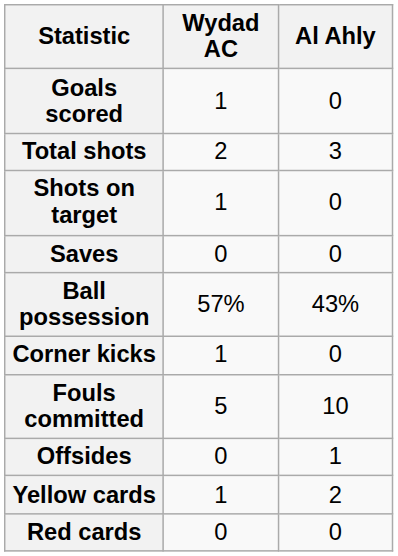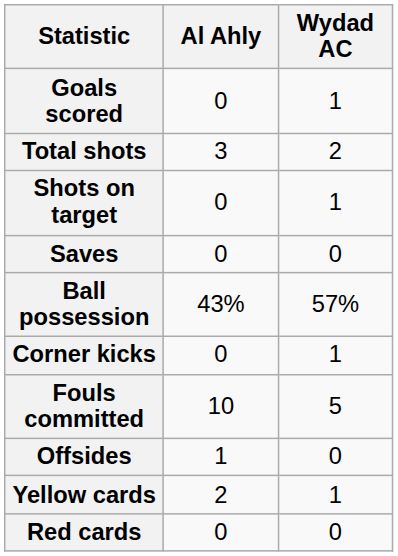columns swapped: (221, 36) <-> (335, 36)
